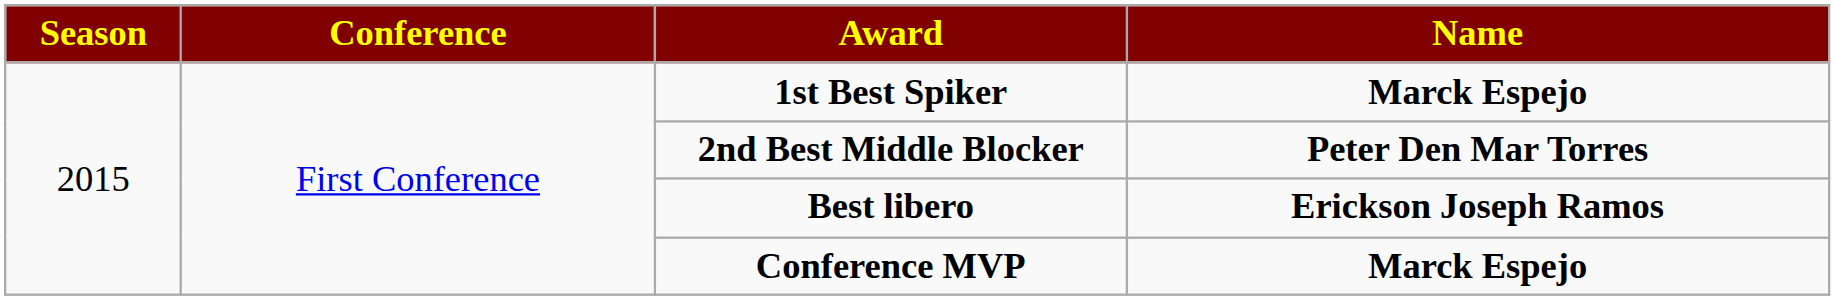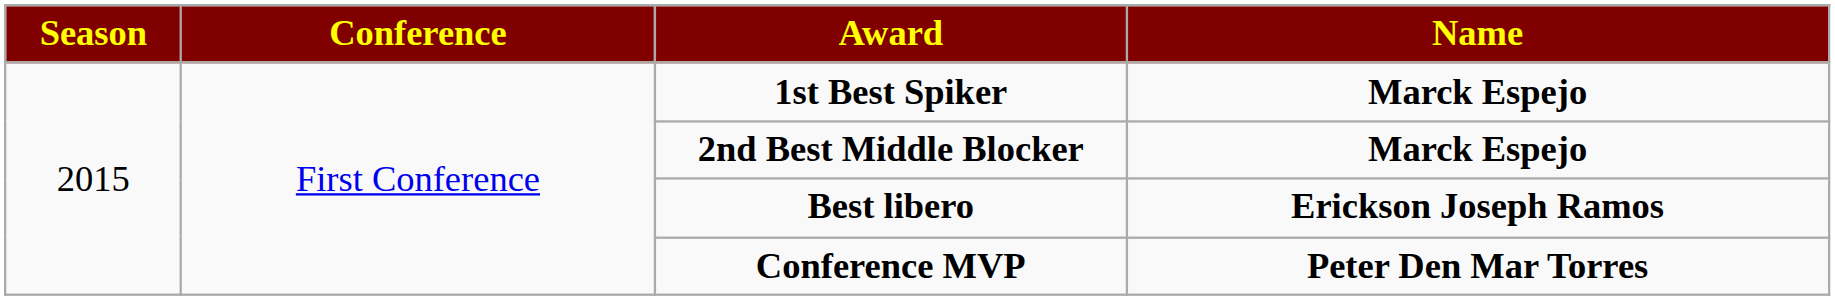(1478, 149) Peter Den Mar Torres -> (1478, 149) Marck Espejo
(1478, 264) Marck Espejo -> (1478, 264) Peter Den Mar Torres
